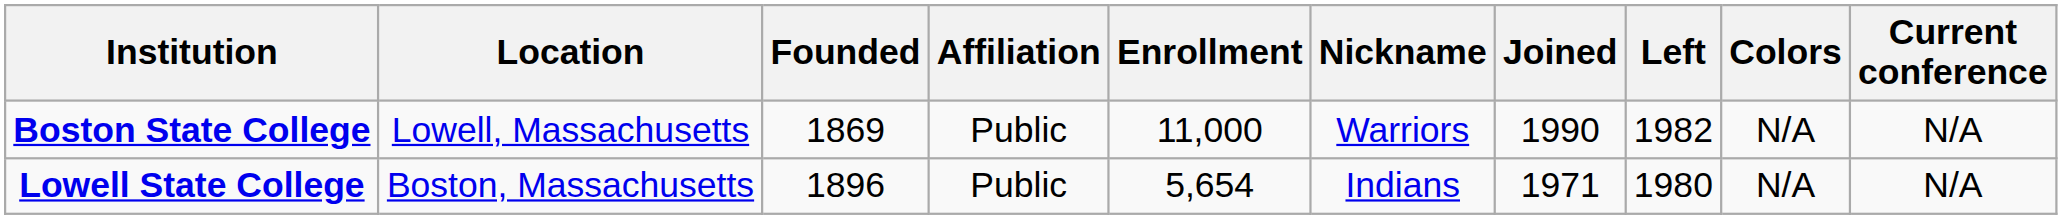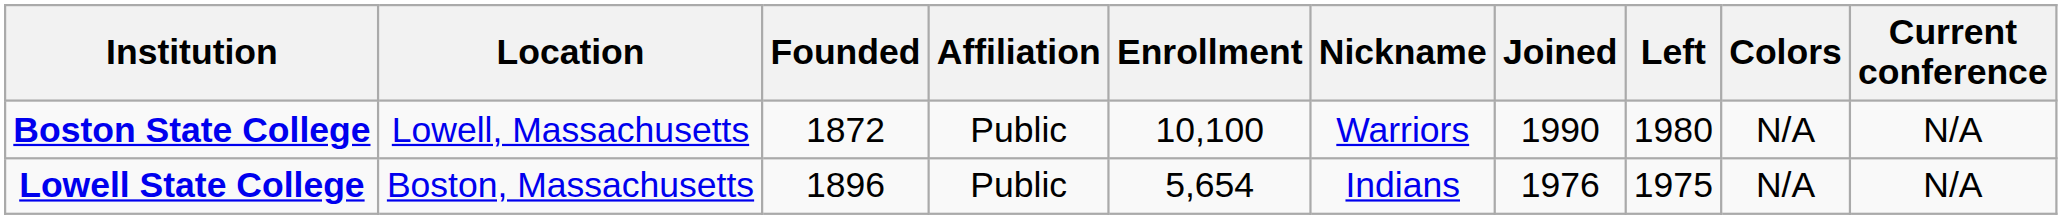(845, 128) 1869 -> (845, 128) 1872
(1210, 128) 11,000 -> (1210, 128) 10,100
(1673, 128) 1982 -> (1673, 128) 1980
(1560, 185) 1971 -> (1560, 185) 1976
(1673, 185) 1980 -> (1673, 185) 1975
